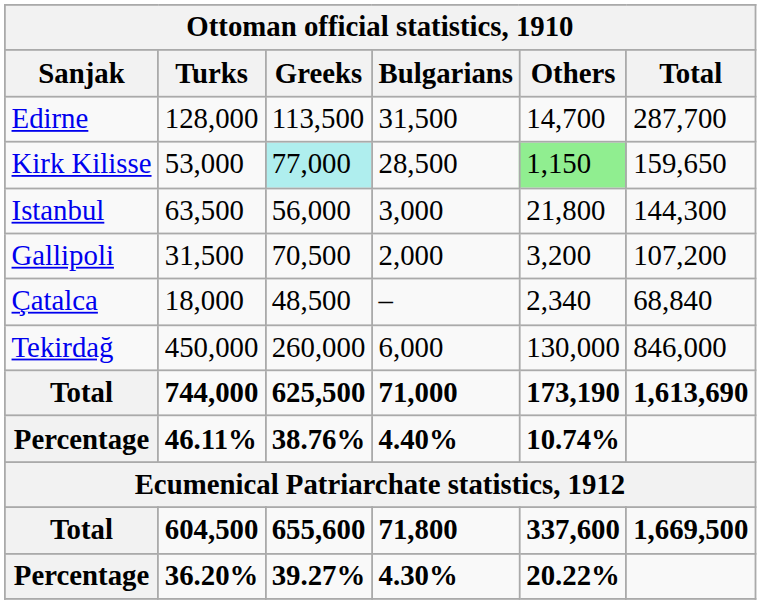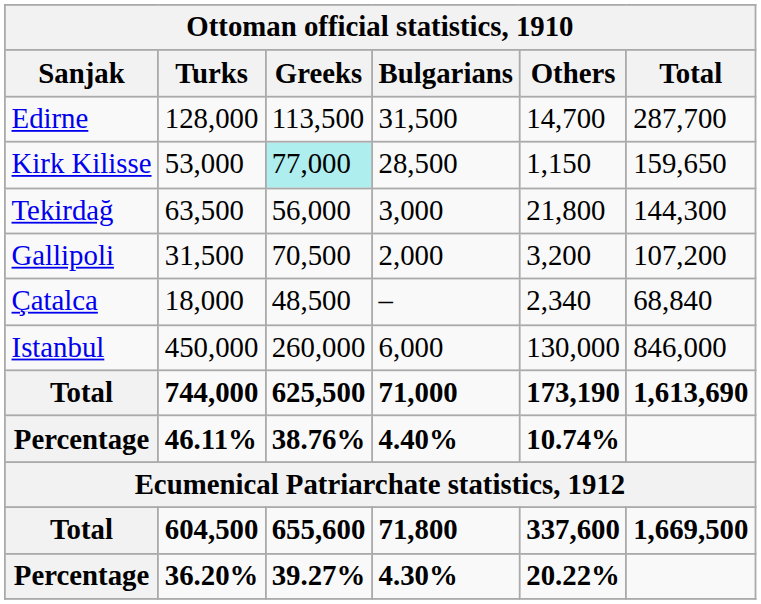(559, 164) lightgreen background -> (559, 164) no background
(58, 210) Istanbul -> (63, 210) Tekirdağ
(63, 347) Tekirdağ -> (58, 347) Istanbul
